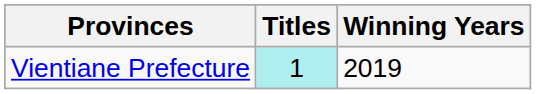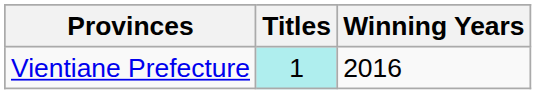(373, 68) 2019 -> (373, 68) 2016
